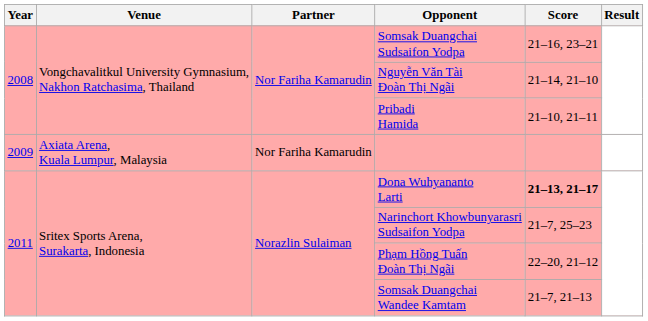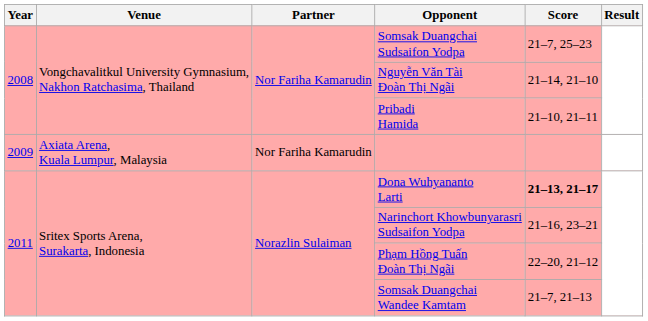(563, 44) 21–16, 23–21 -> (560, 44) 21–7, 25–23
(560, 225) 21–7, 25–23 -> (563, 225) 21–16, 23–21
